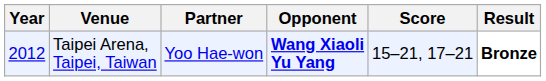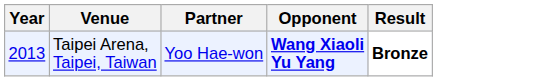- column: (423, 18)
(27, 53) 2012 -> (27, 53) 2013
